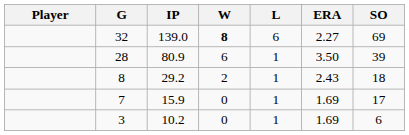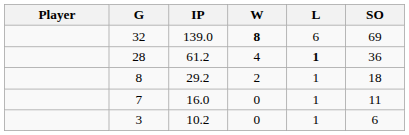- column: (327, 15)
(173, 57) 80.9 -> (198, 57) 61.2
(224, 57) 6 -> (257, 57) 4
(276, 57) normal -> (316, 57) bold
(379, 57) 39 -> (375, 57) 36
(173, 99) 15.9 -> (198, 99) 16.0
(379, 99) 17 -> (375, 99) 11
